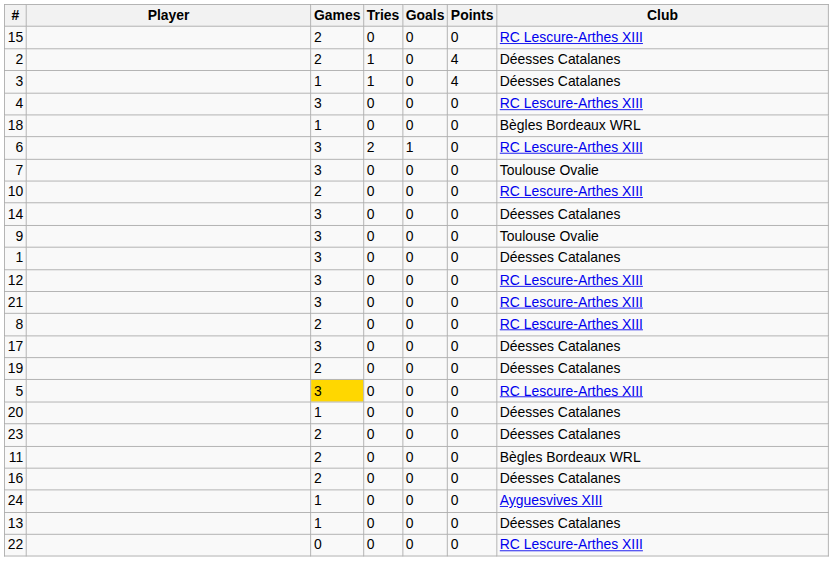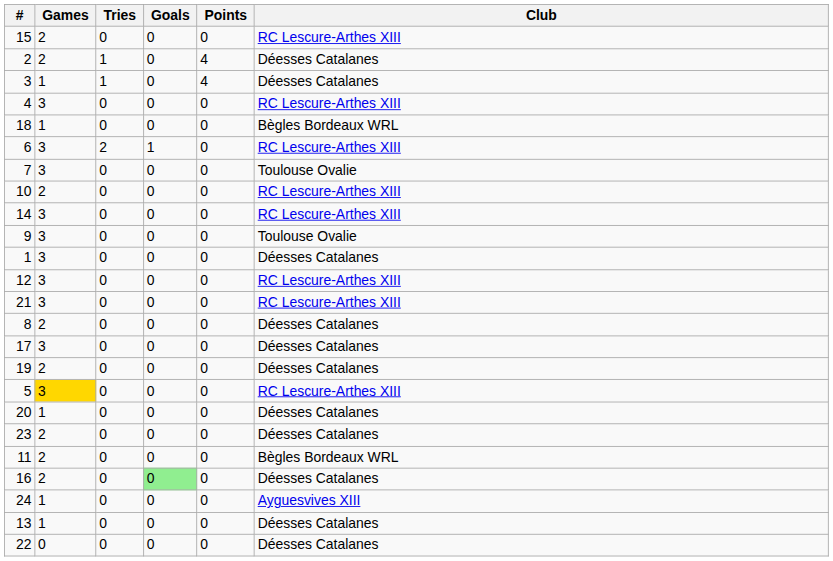- column: (169, 15)
(560, 214) Déesses Catalanes -> (329, 214) RC Lescure-Arthes XIII
(571, 324) RC Lescure-Arthes XIII -> (318, 324) Déesses Catalanes
(410, 479) no background -> (151, 479) lightgreen background
(571, 545) RC Lescure-Arthes XIII -> (318, 545) Déesses Catalanes
